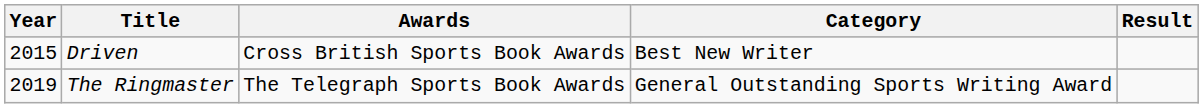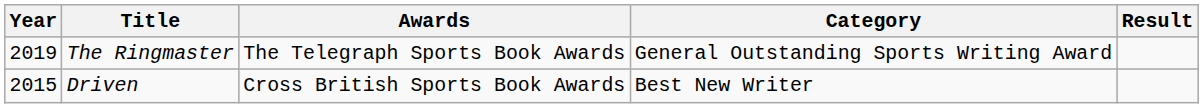rows swapped: (103, 53) <-> (150, 86)
